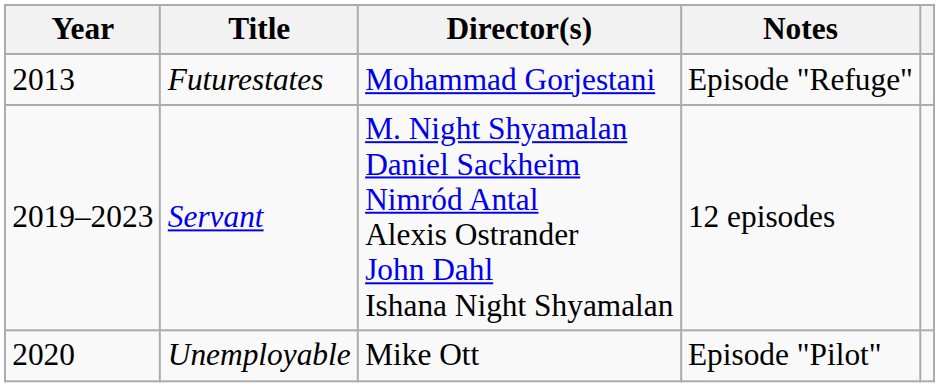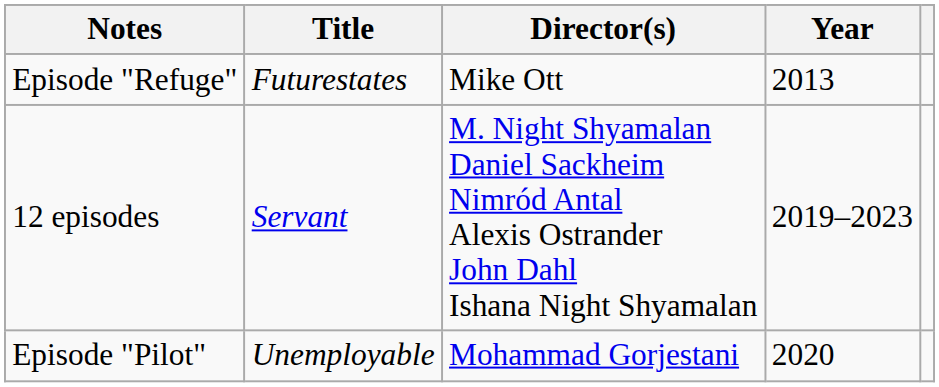columns swapped: (83, 29) <-> (800, 29)
(510, 79) Mohammad Gorjestani -> (506, 79) Mike Ott
(422, 354) Mike Ott -> (594, 354) Mohammad Gorjestani
